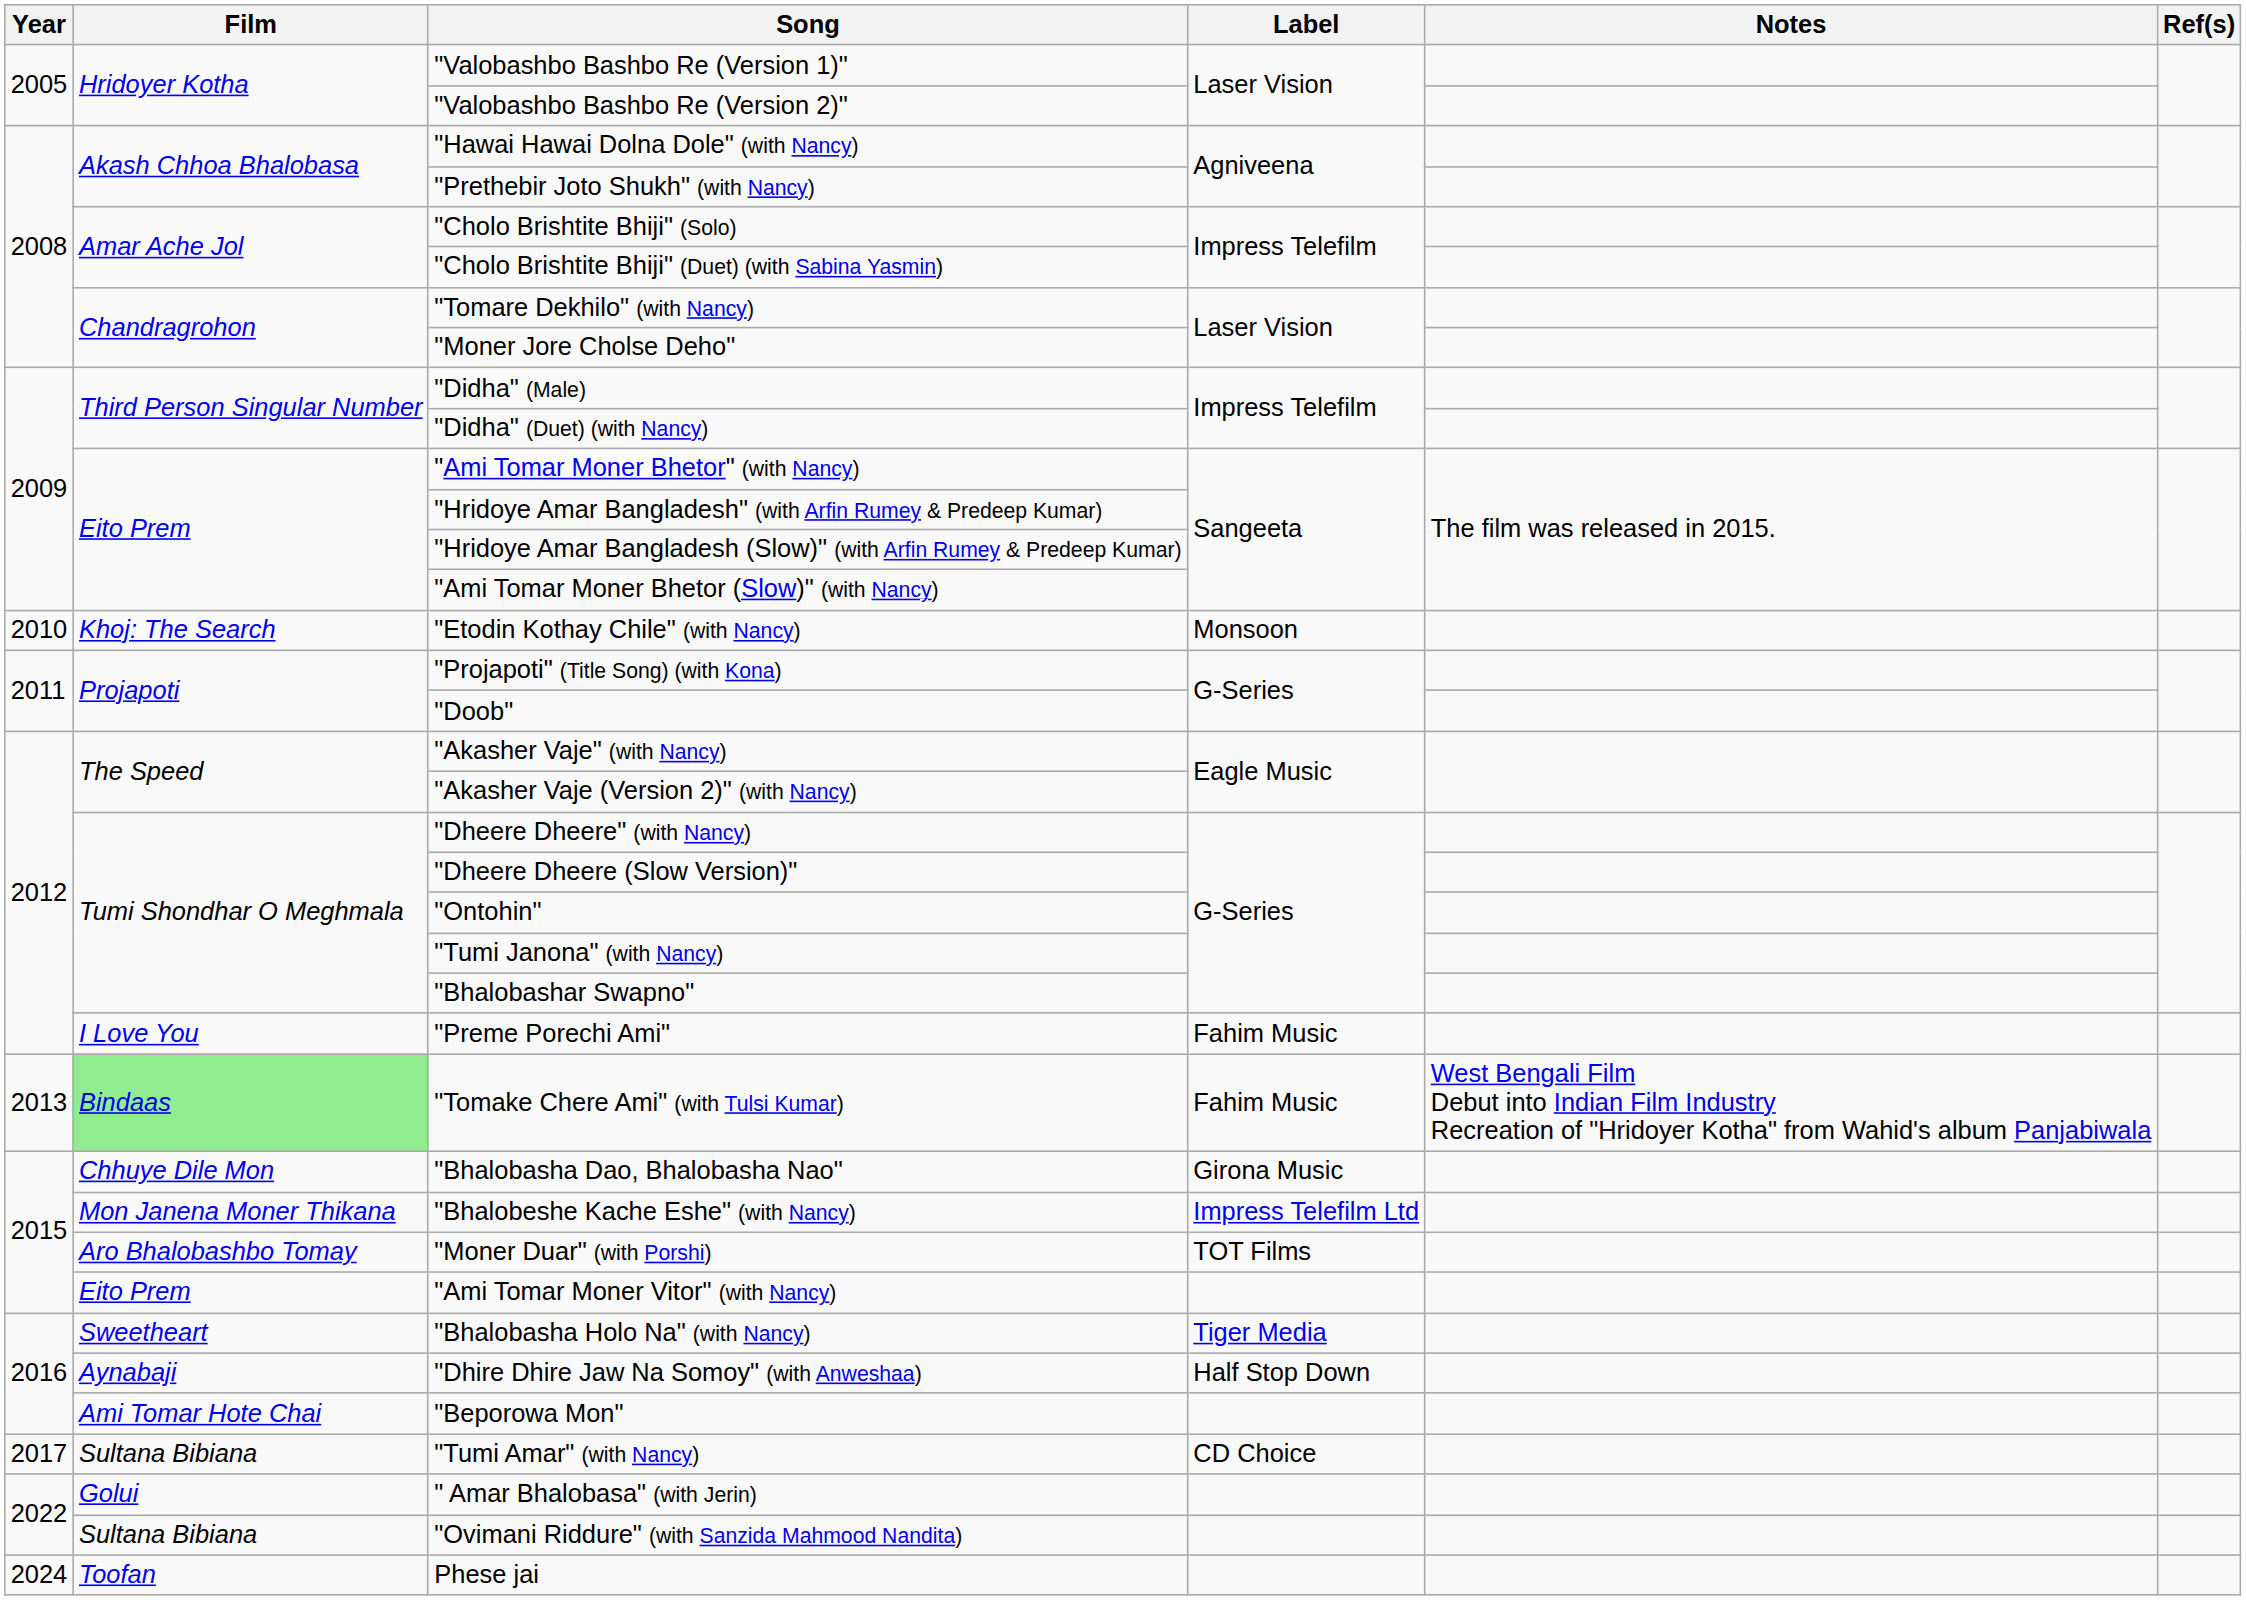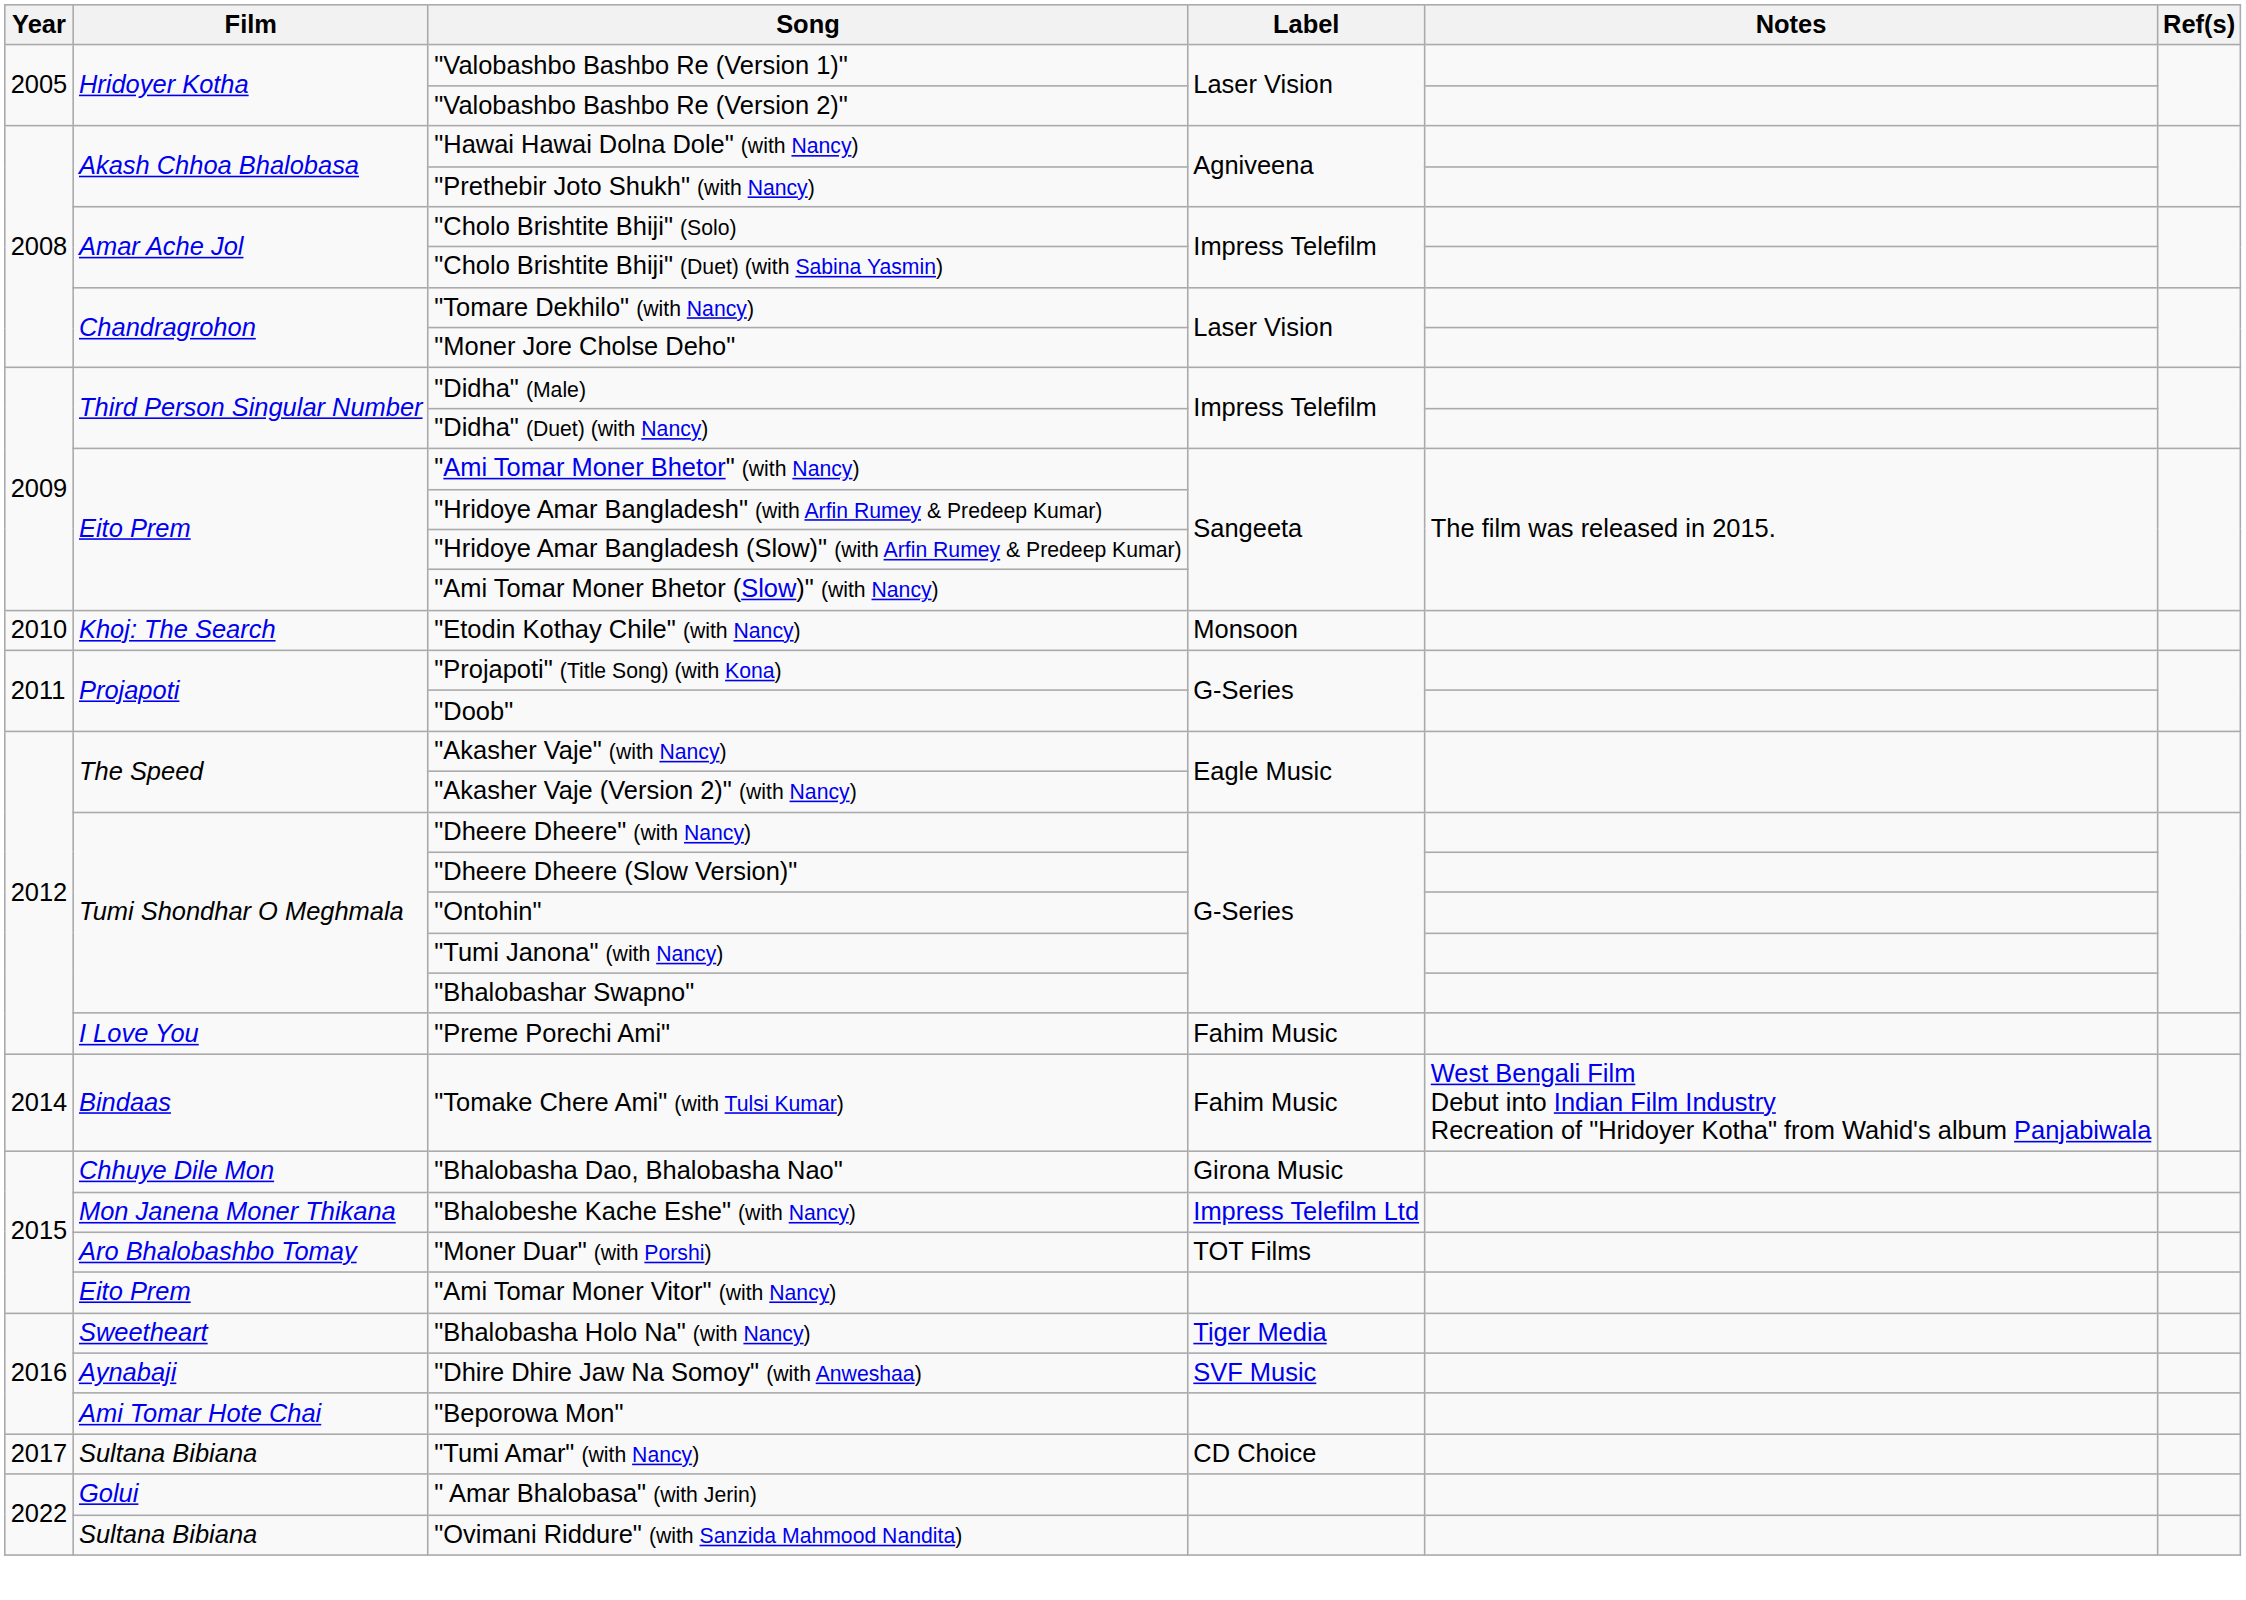(39, 1102) 2013 -> (39, 1102) 2014
(125, 1102) lightgreen background -> (125, 1102) no background
(1282, 1372) Half Stop Down -> (1255, 1372) SVF Music
- row: (487, 1574)
